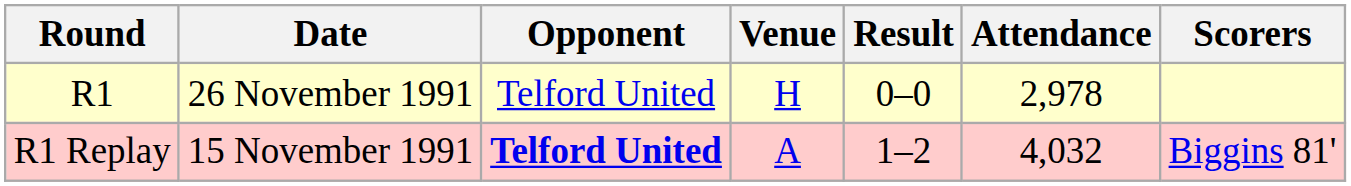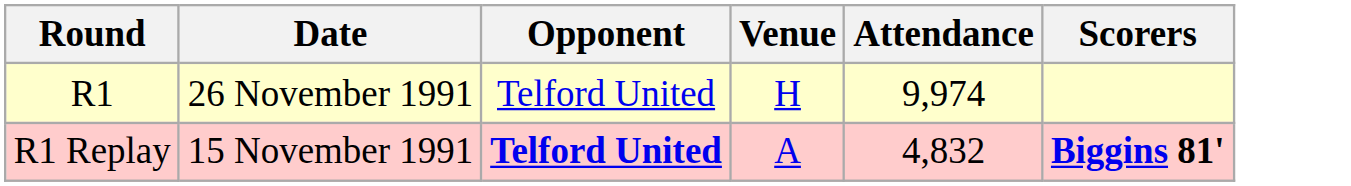- column: (904, 33)
(1061, 92) 2,978 -> (944, 92) 9,974
(1061, 151) 4,032 -> (944, 151) 4,832
(1253, 151) normal -> (1138, 151) bold
